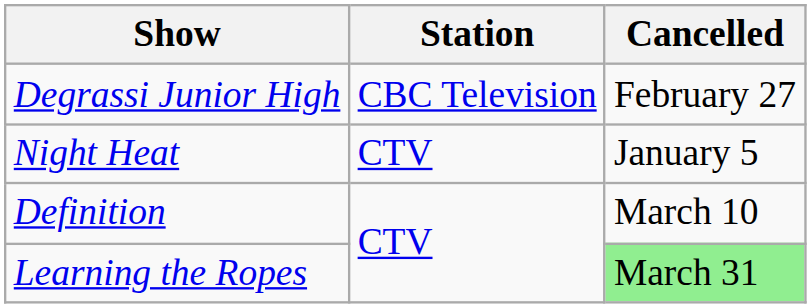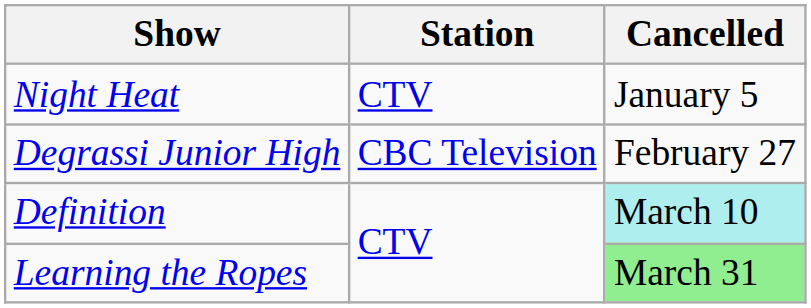rows swapped: (96, 152) <-> (177, 93)
(686, 212) no background -> (686, 212) paleturquoise background
